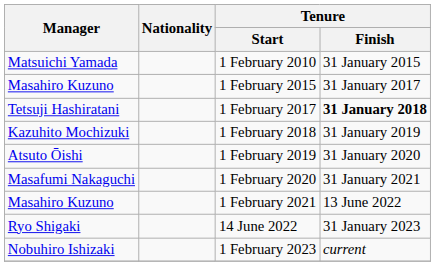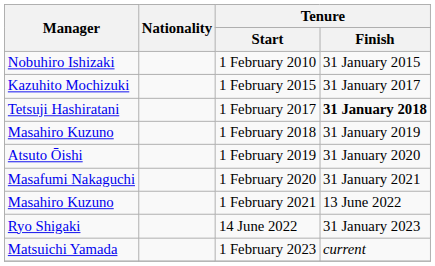(63, 62) Matsuichi Yamada -> (61, 62) Nobuhiro Ishizaki
(61, 86) Masahiro Kuzuno -> (69, 86) Kazuhito Mochizuki
(69, 132) Kazuhito Mochizuki -> (61, 132) Masahiro Kuzuno
(61, 249) Nobuhiro Ishizaki -> (63, 249) Matsuichi Yamada
